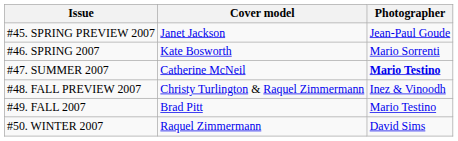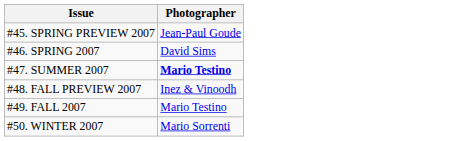- column: (262, 13)
(405, 51) Mario Sorrenti -> (188, 51) David Sims
(398, 126) David Sims -> (195, 126) Mario Sorrenti
